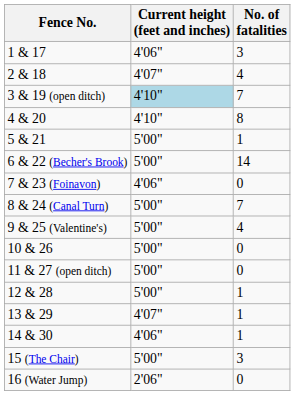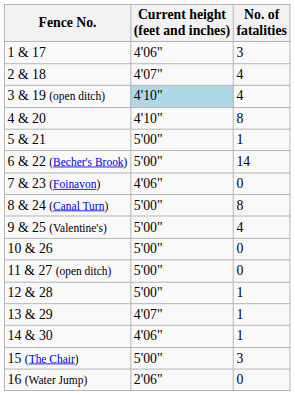(240, 96) 7 -> (240, 96) 4
(240, 205) 7 -> (240, 205) 8
